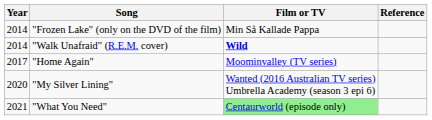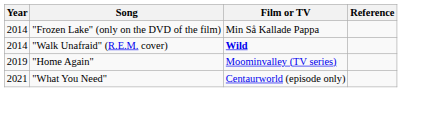(17, 62) 2017 -> (17, 62) 2019
- row: (73, 84)
(286, 106) lightgreen background -> (286, 78) no background
